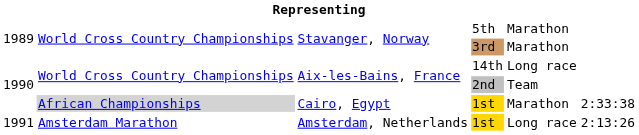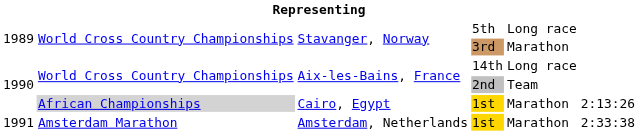(538, 28) Marathon -> (542, 28) Long race
(608, 103) 2:33:38 -> (608, 103) 2:13:26
(542, 122) Long race -> (538, 122) Marathon
(608, 122) 2:13:26 -> (608, 122) 2:33:38
